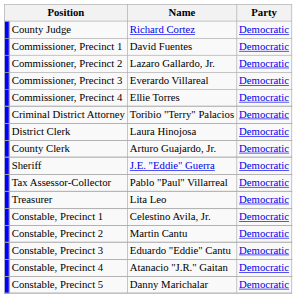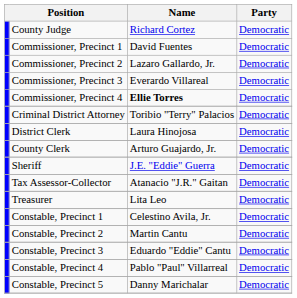(155, 98) normal -> (156, 98) bold
(179, 183) Pablo "Paul" Villarreal -> (179, 183) Atanacio "J.R." Gaitan
(179, 268) Atanacio "J.R." Gaitan -> (179, 268) Pablo "Paul" Villarreal
